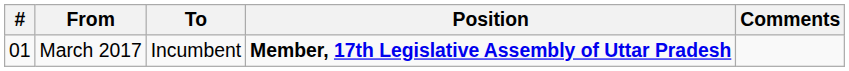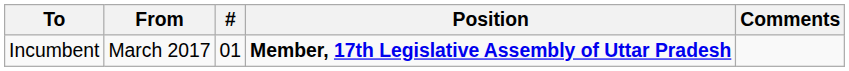columns swapped: (20, 19) <-> (196, 19)
